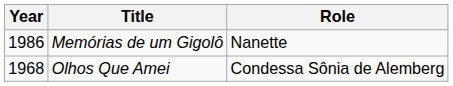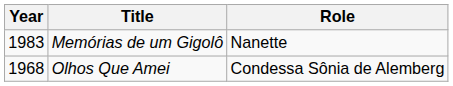(26, 42) 1986 -> (26, 42) 1983
